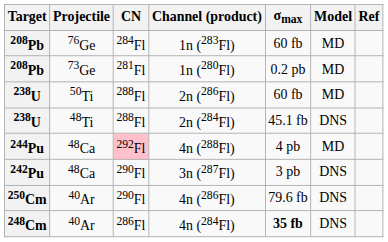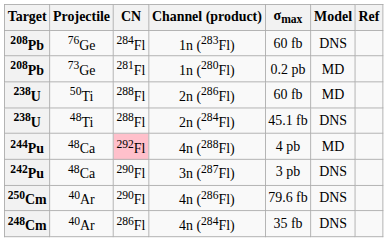(333, 43) MD -> (333, 43) DNS
(288, 224) bold -> (288, 224) normal
